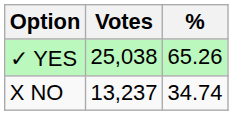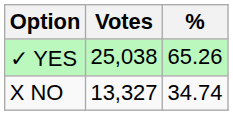(124, 92) 13,237 -> (124, 92) 13,327
